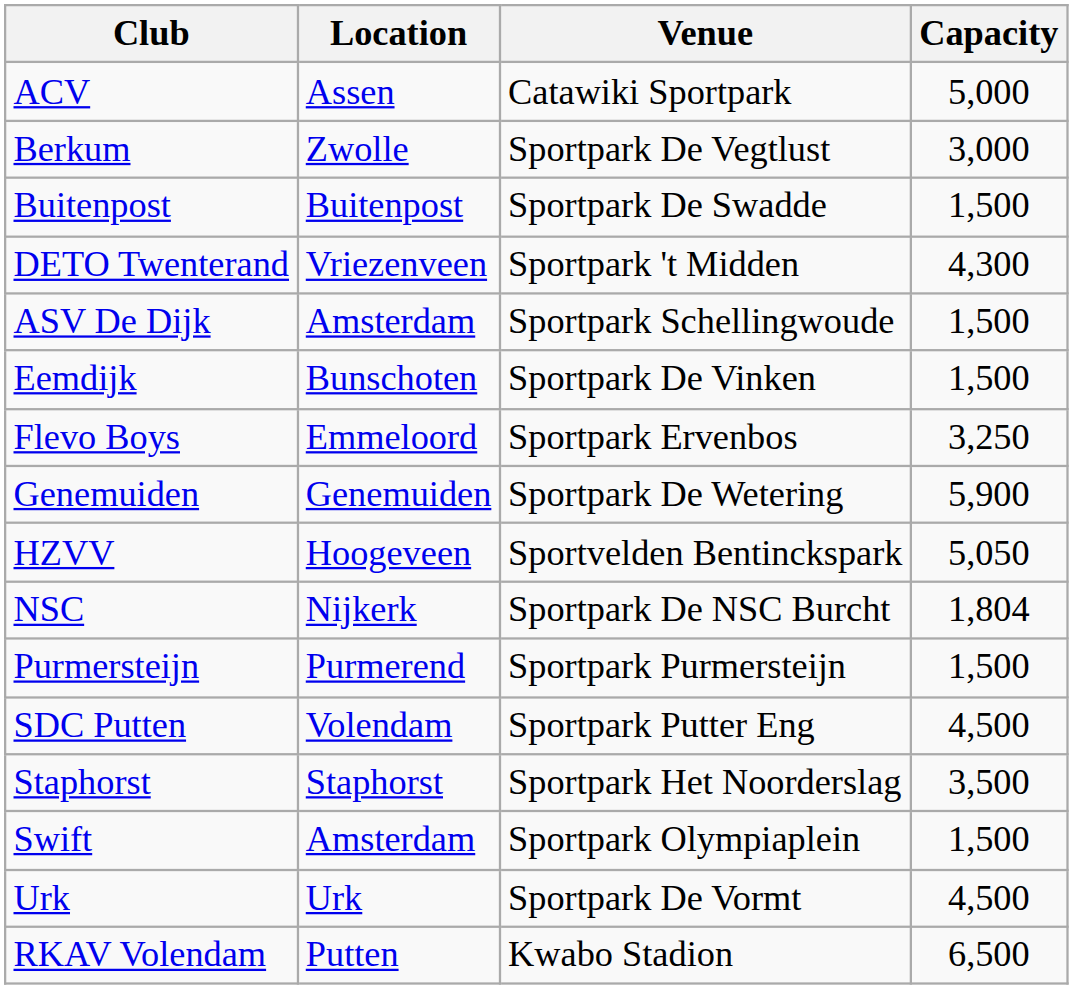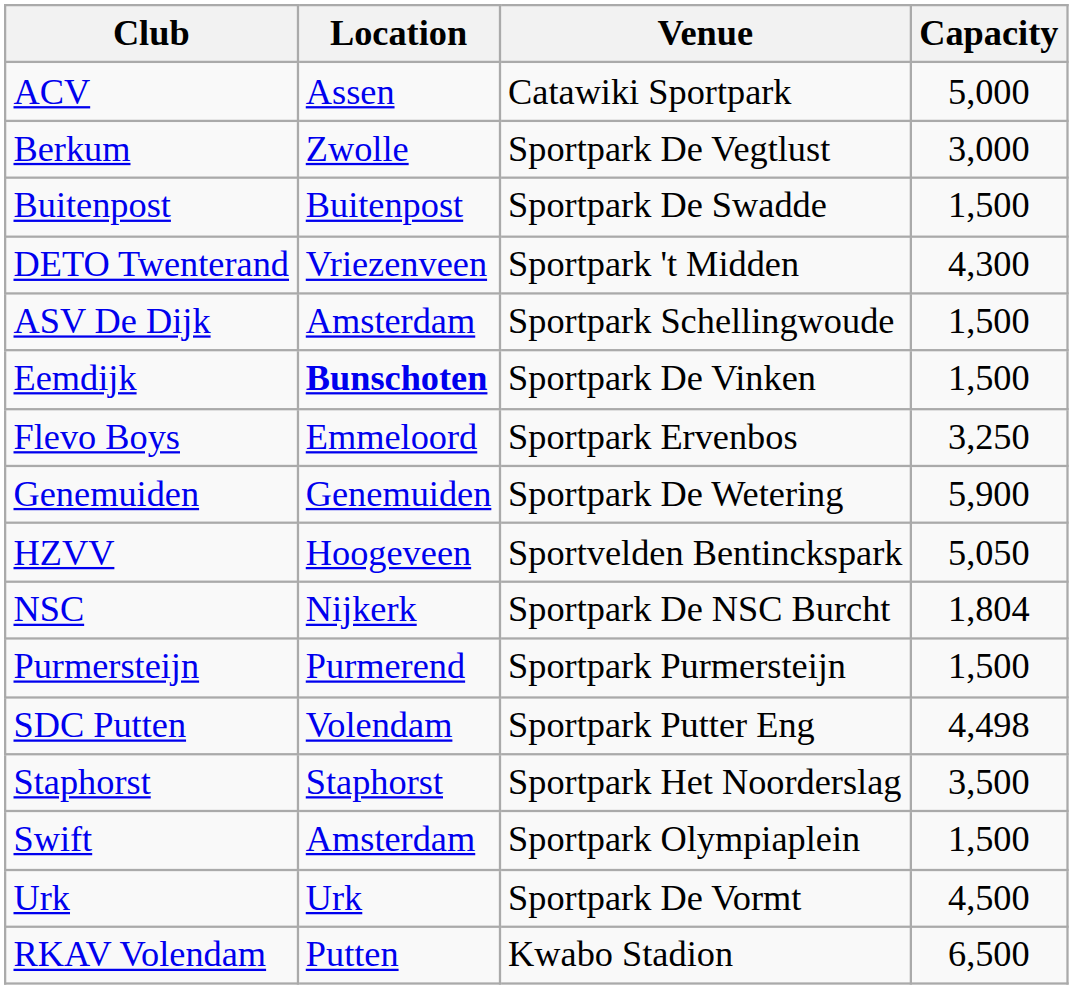(392, 378) normal -> (397, 378) bold
(989, 724) 4,500 -> (989, 724) 4,498
